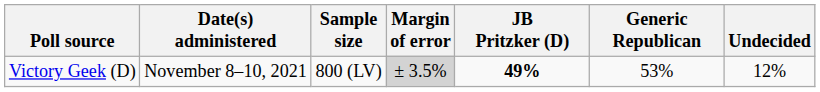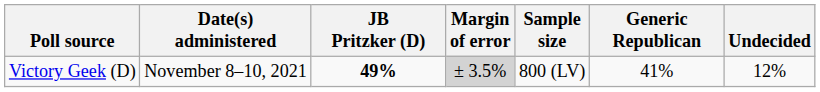columns swapped: (349, 30) <-> (522, 30)
(657, 71) 53% -> (657, 71) 41%
